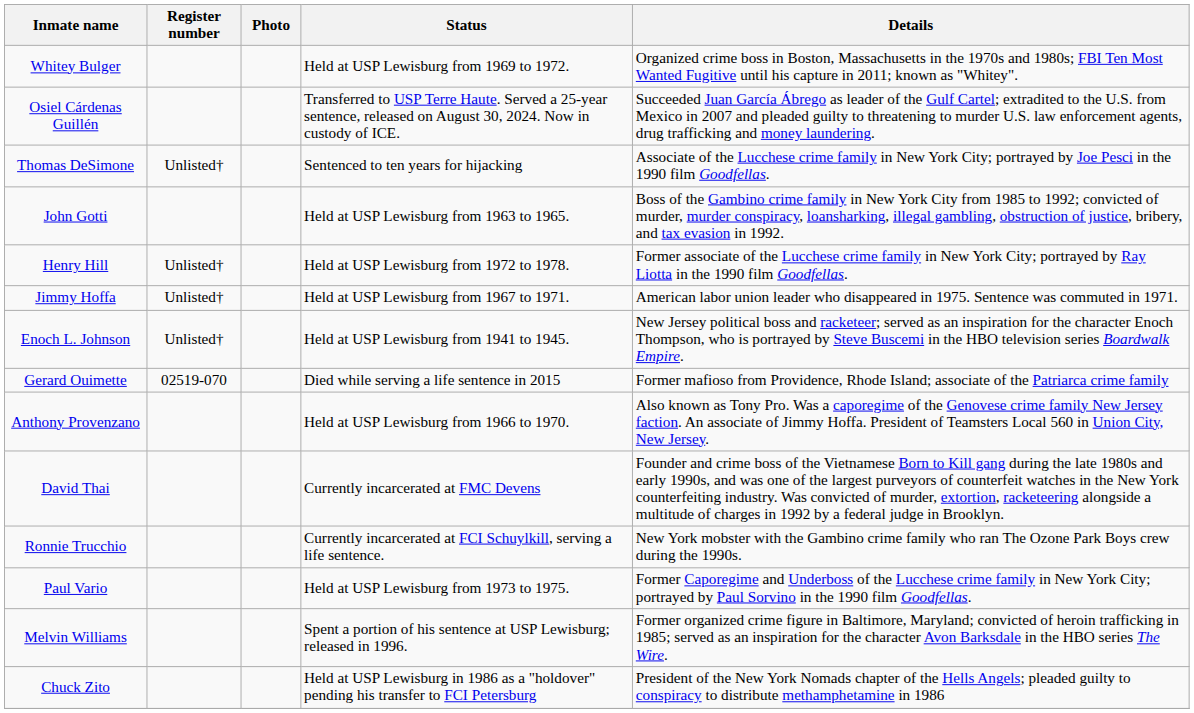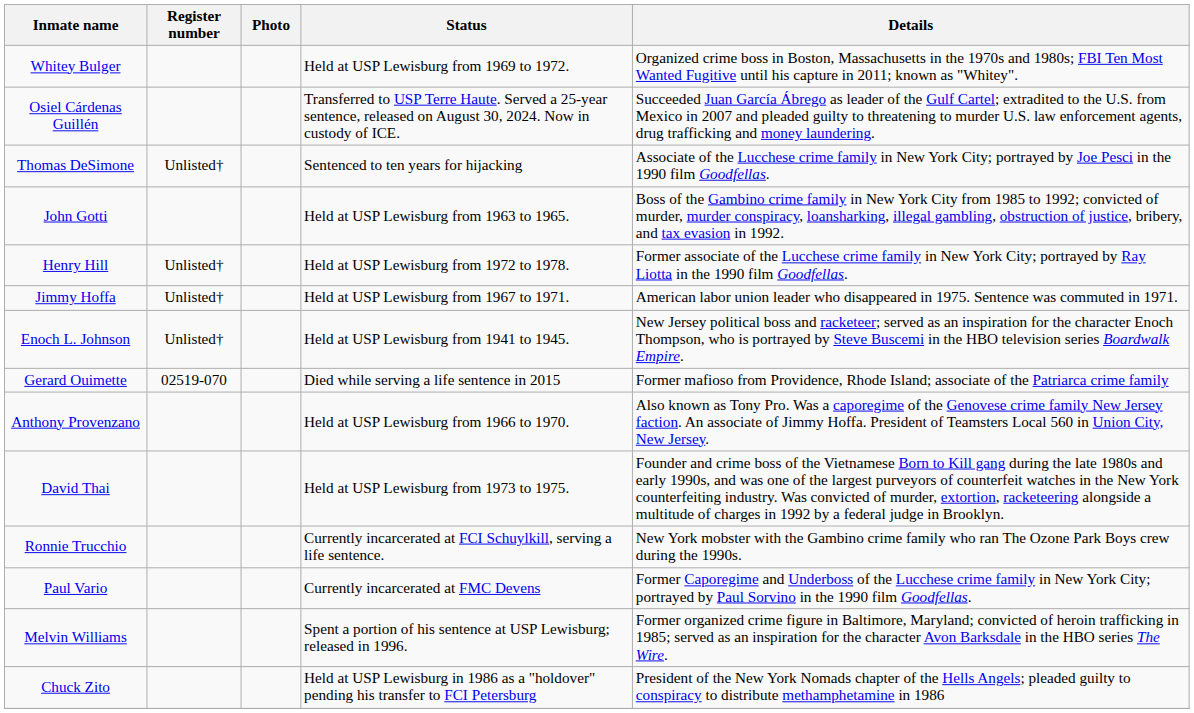(422, 488) Currently incarcerated at FMC Devens -> (437, 488) Held at USP Lewisburg from 1973 to 1975.
(437, 587) Held at USP Lewisburg from 1973 to 1975. -> (422, 587) Currently incarcerated at FMC Devens
